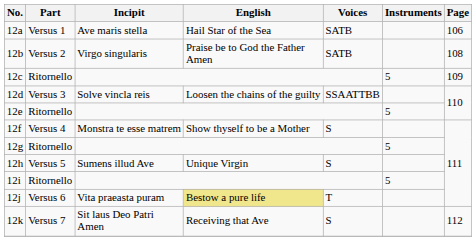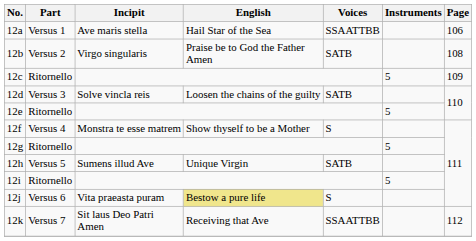(339, 30) SATB -> (353, 30) SSAATTBB
(353, 94) SSAATTBB -> (339, 94) SATB
(328, 163) S -> (339, 163) SATB
(329, 197) T -> (328, 197) S
(328, 221) S -> (353, 221) SSAATTBB
